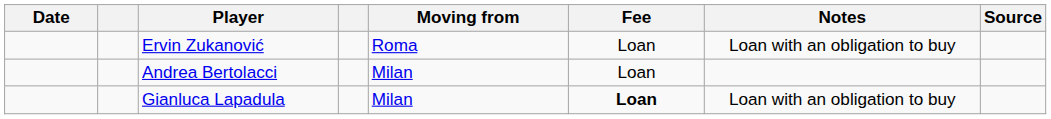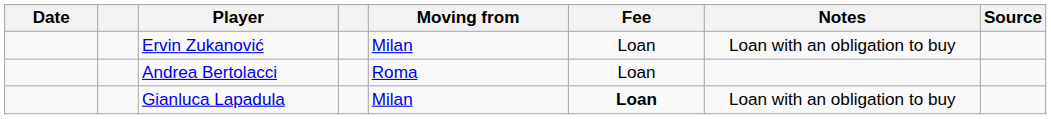(395, 45) Roma -> (392, 45) Milan
(392, 72) Milan -> (395, 72) Roma
